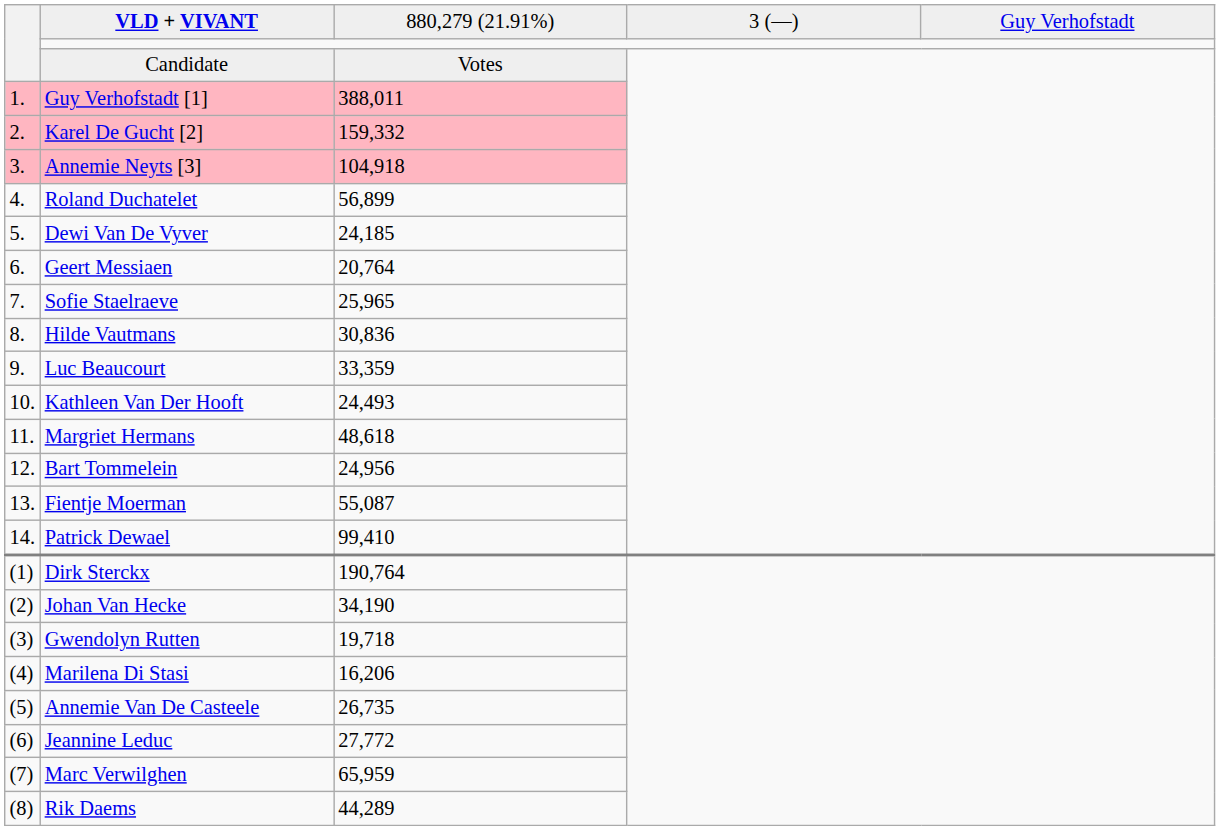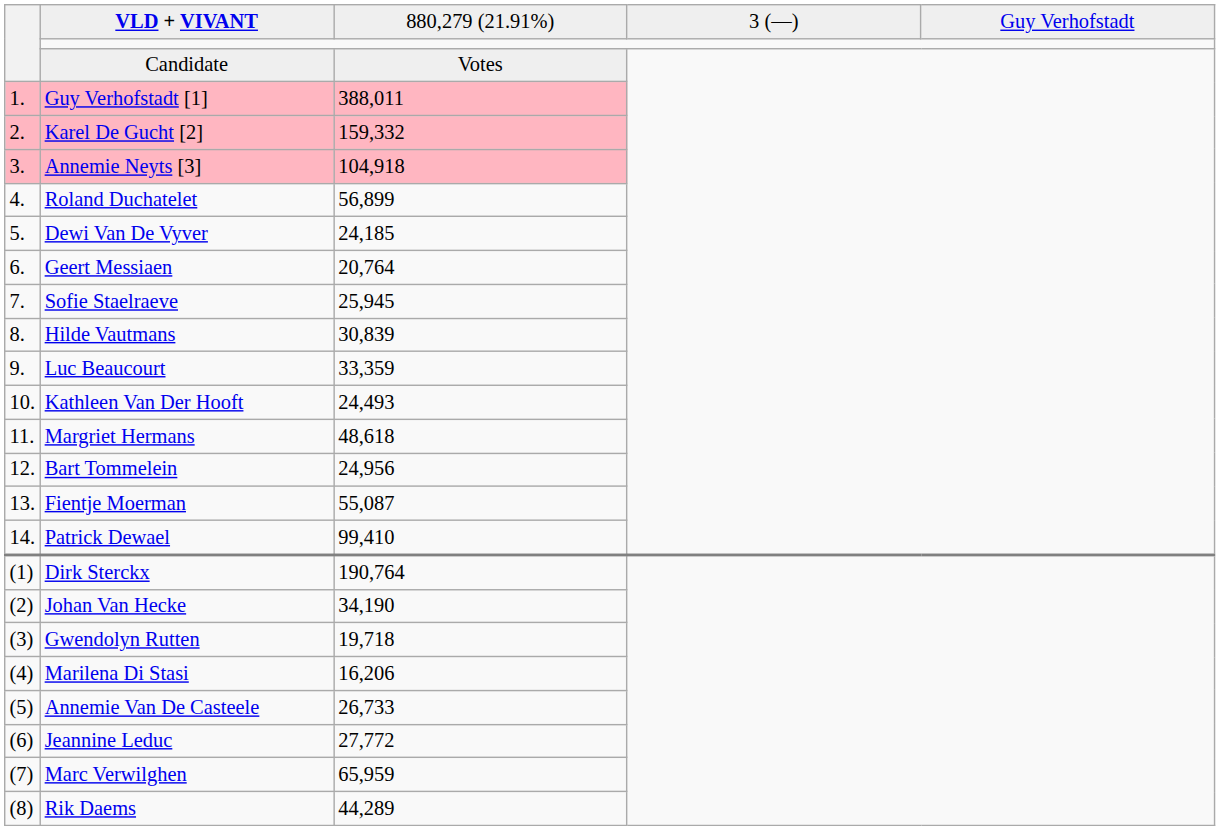(366, 301) 25,965 -> (366, 301) 25,945
(366, 334) 30,836 -> (366, 334) 30,839
(366, 707) 26,735 -> (366, 707) 26,733
